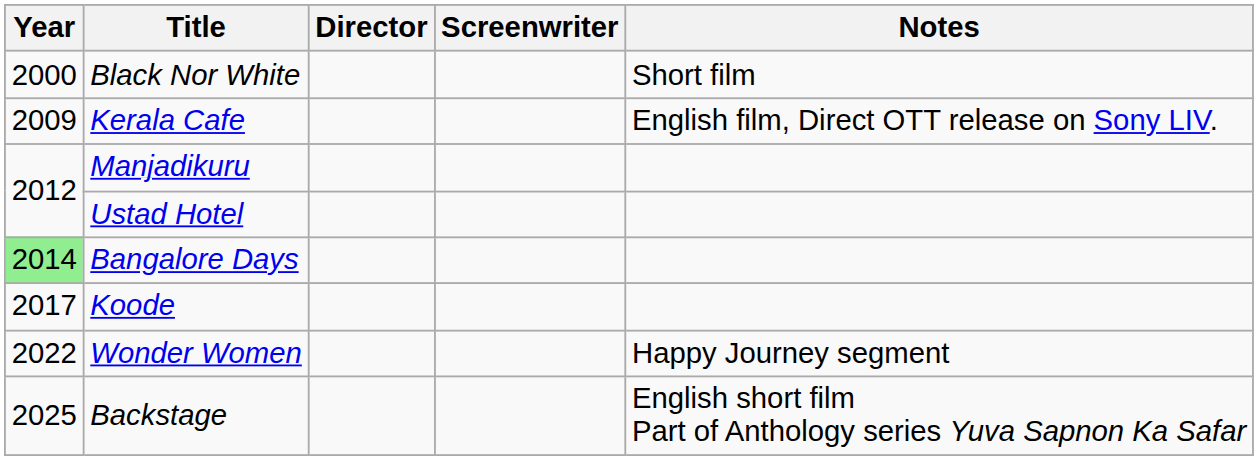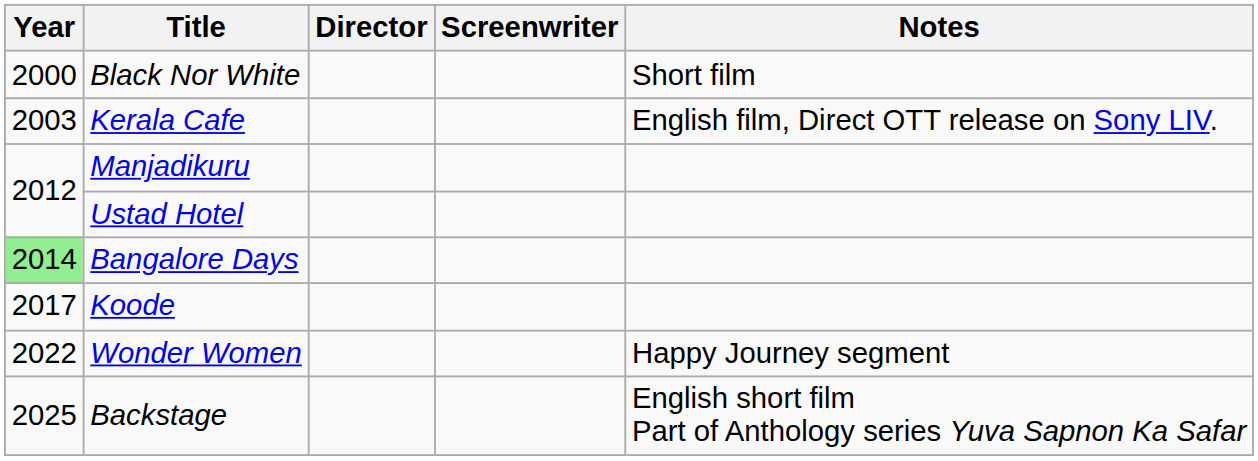(44, 120) 2009 -> (44, 120) 2003
